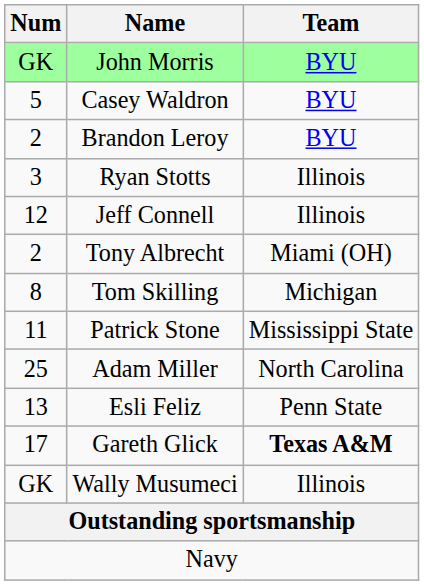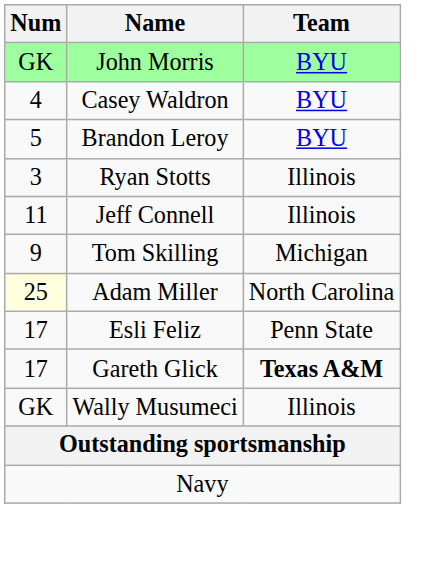(36, 100) 5 -> (36, 100) 4
(36, 138) 2 -> (36, 138) 5
(36, 215) 12 -> (36, 215) 11
- row: (155, 253)
(36, 291) 8 -> (36, 253) 9
- row: (155, 330)
(36, 368) no background -> (36, 291) lightyellow background
(36, 406) 13 -> (36, 330) 17
